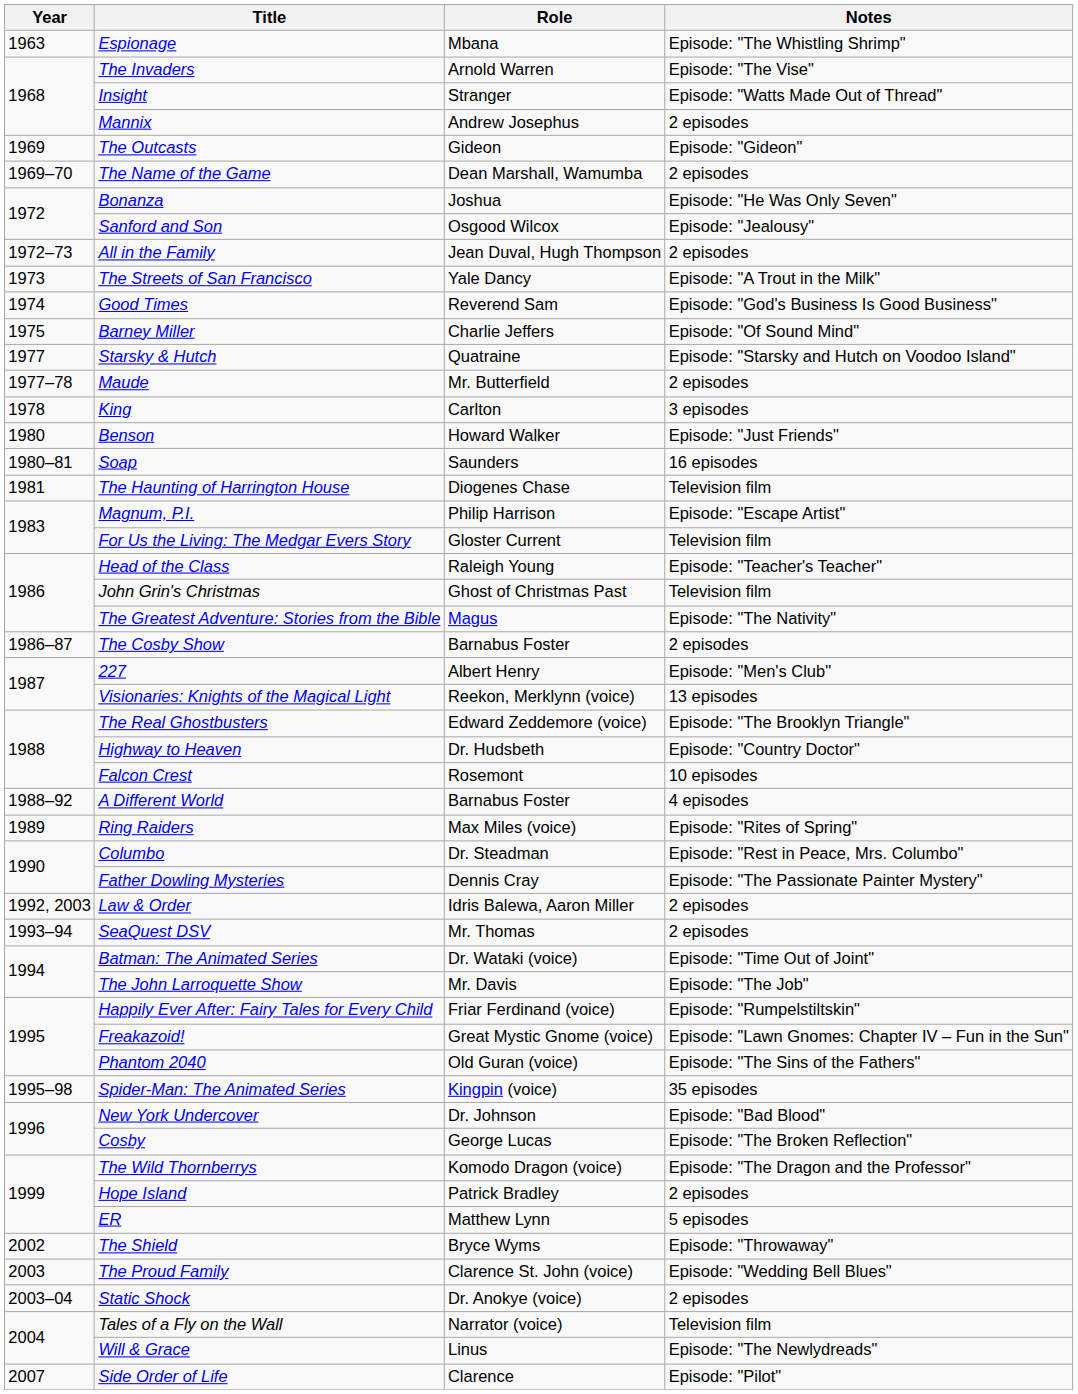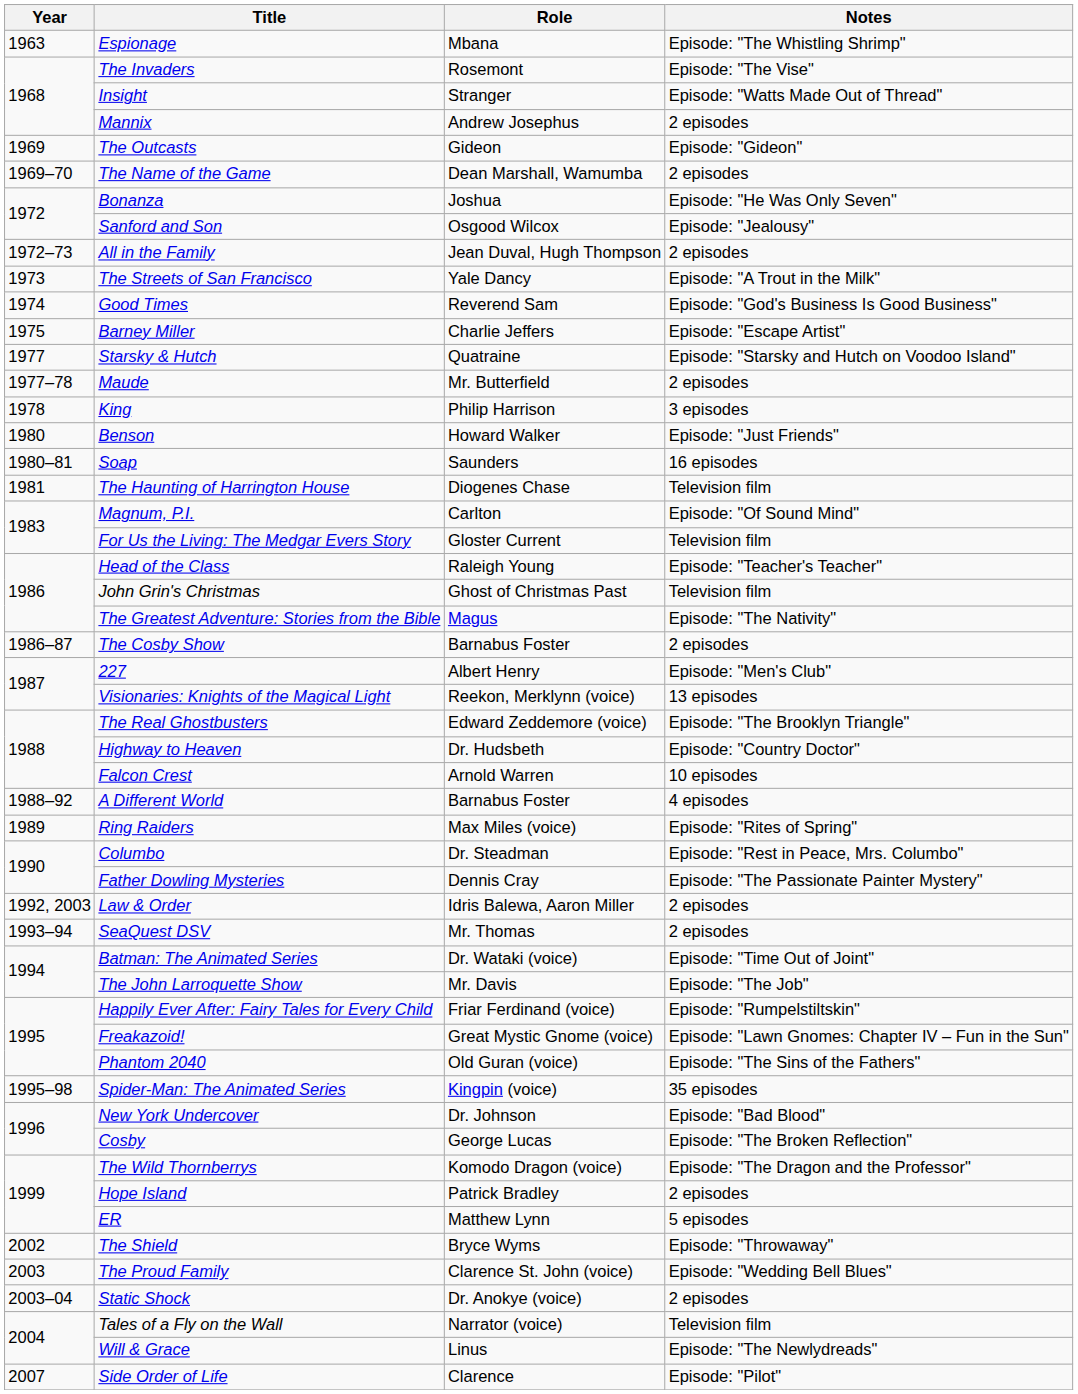(501, 69) Arnold Warren -> (486, 69) Rosemont
(764, 331) Episode: "Of Sound Mind" -> (757, 331) Episode: "Escape Artist"
(475, 409) Carlton -> (502, 409) Philip Harrison
(502, 514) Philip Harrison -> (475, 514) Carlton
(757, 514) Episode: "Escape Artist" -> (764, 514) Episode: "Of Sound Mind"
(486, 775) Rosemont -> (501, 775) Arnold Warren
